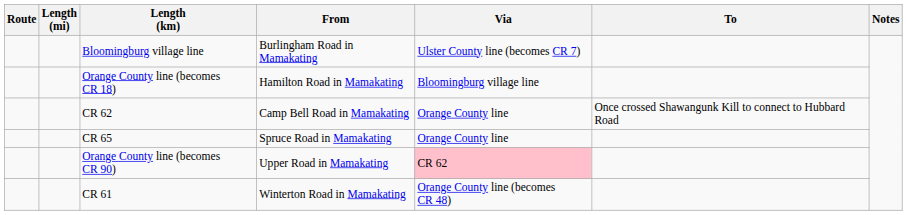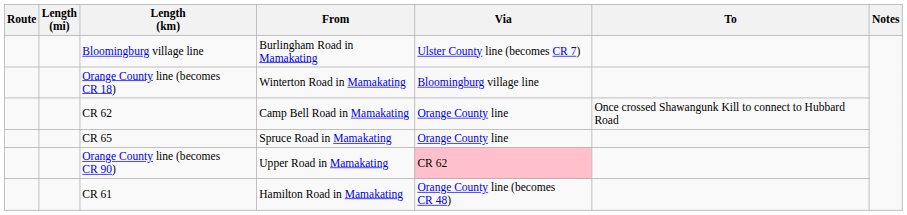(331, 82) Hamilton Road in Mamakating -> (332, 82) Winterton Road in Mamakating
(332, 194) Winterton Road in Mamakating -> (331, 194) Hamilton Road in Mamakating
